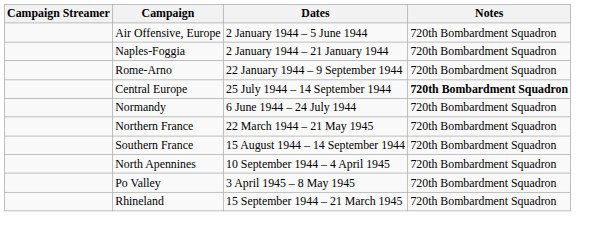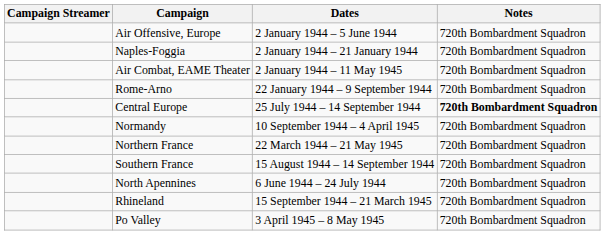+ row: (183, 70)
(291, 107) 6 June 1944 – 24 July 1944 -> (337, 126) 10 September 1944 – 4 April 1945
(308, 164) 10 September 1944 – 4 April 1945 -> (320, 182) 6 June 1944 – 24 July 1944
rows swapped: (140, 201) <-> (138, 182)
